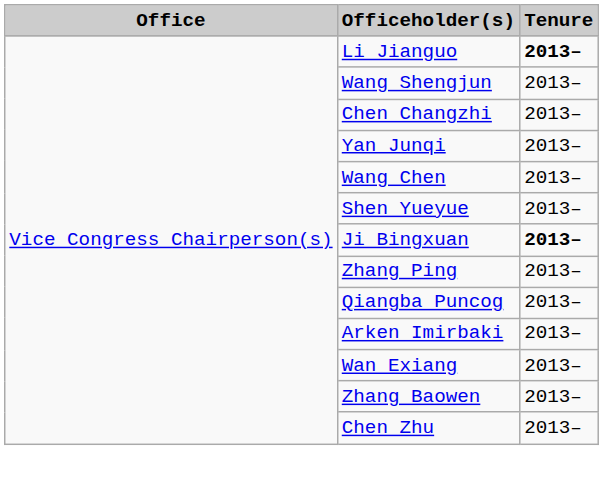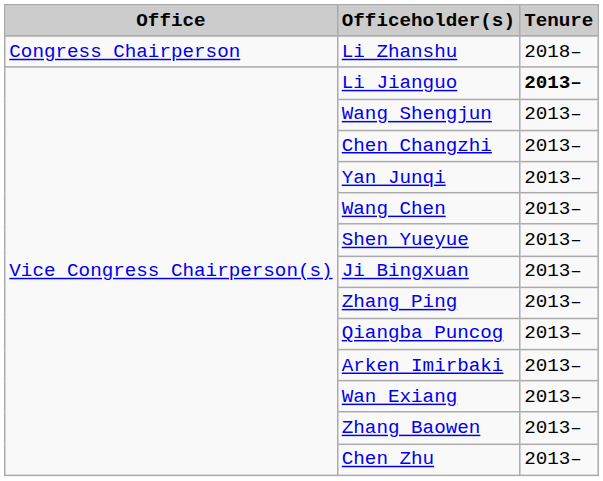+ row: (399, 52)
(553, 240) bold -> (553, 271) normal
